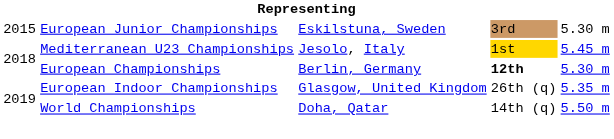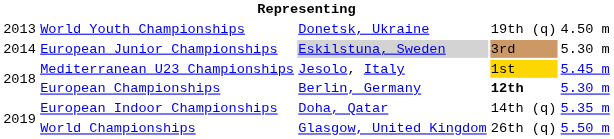+ row: (143, 29)
(20, 29) 2015 -> (20, 49) 2014
(372, 29) no background -> (372, 49) lightgrey background
(392, 89) Glasgow, United Kingdom -> (343, 109) Doha, Qatar
(524, 89) 26th (q) -> (524, 109) 14th (q)
(343, 109) Doha, Qatar -> (392, 129) Glasgow, United Kingdom
(524, 109) 14th (q) -> (524, 129) 26th (q)
